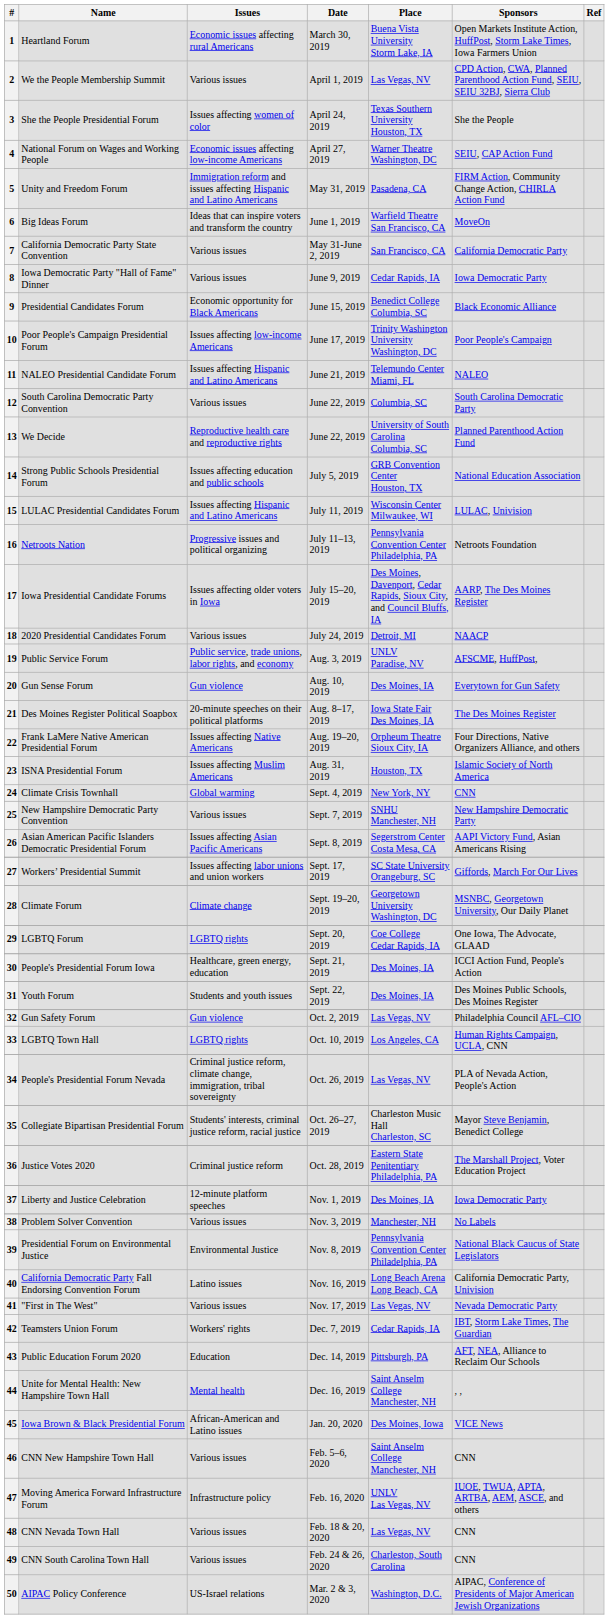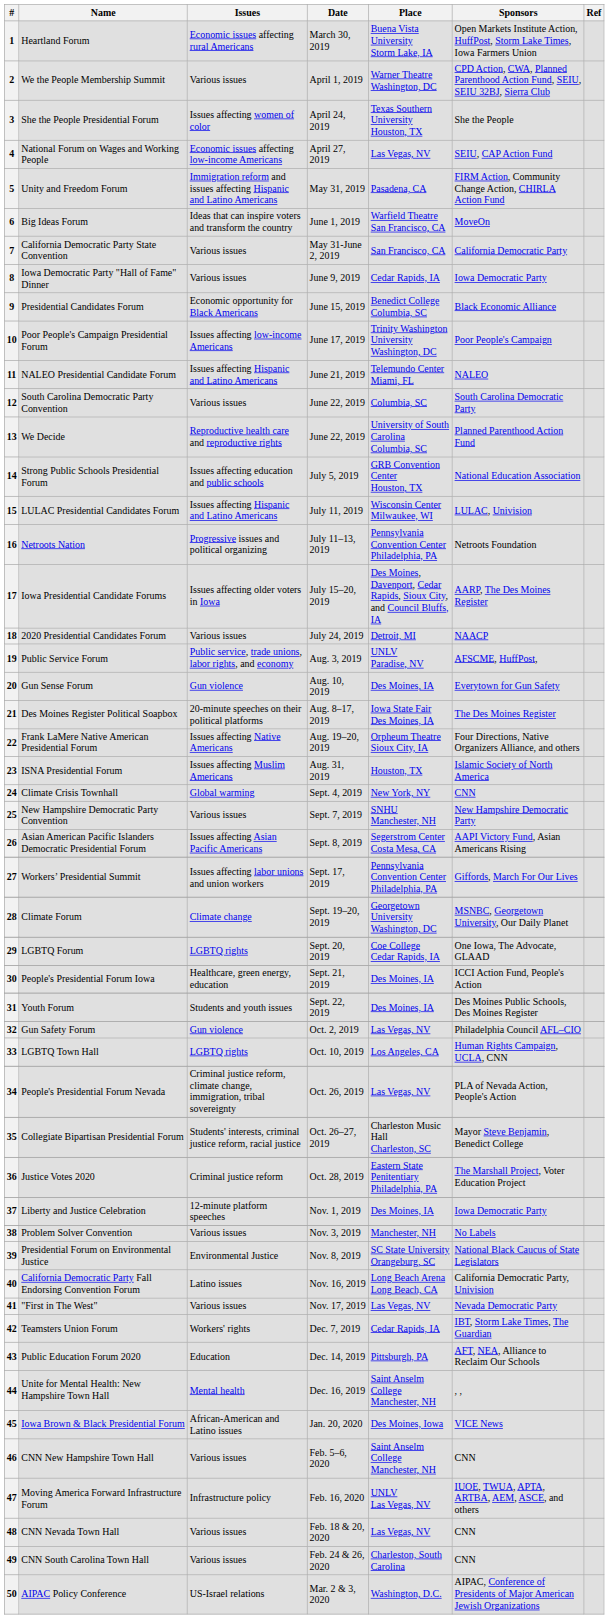(401, 81) Las Vegas, NV -> (404, 81) Warner Theatre Washington, DC
(404, 154) Warner Theatre Washington, DC -> (401, 154) Las Vegas, NV
(410, 871) SC State University Orangeburg, SC -> (408, 877) Pennsylvania Convention Center Philadelphia, PA
(408, 1250) Pennsylvania Convention Center Philadelphia, PA -> (410, 1256) SC State University Orangeburg, SC
